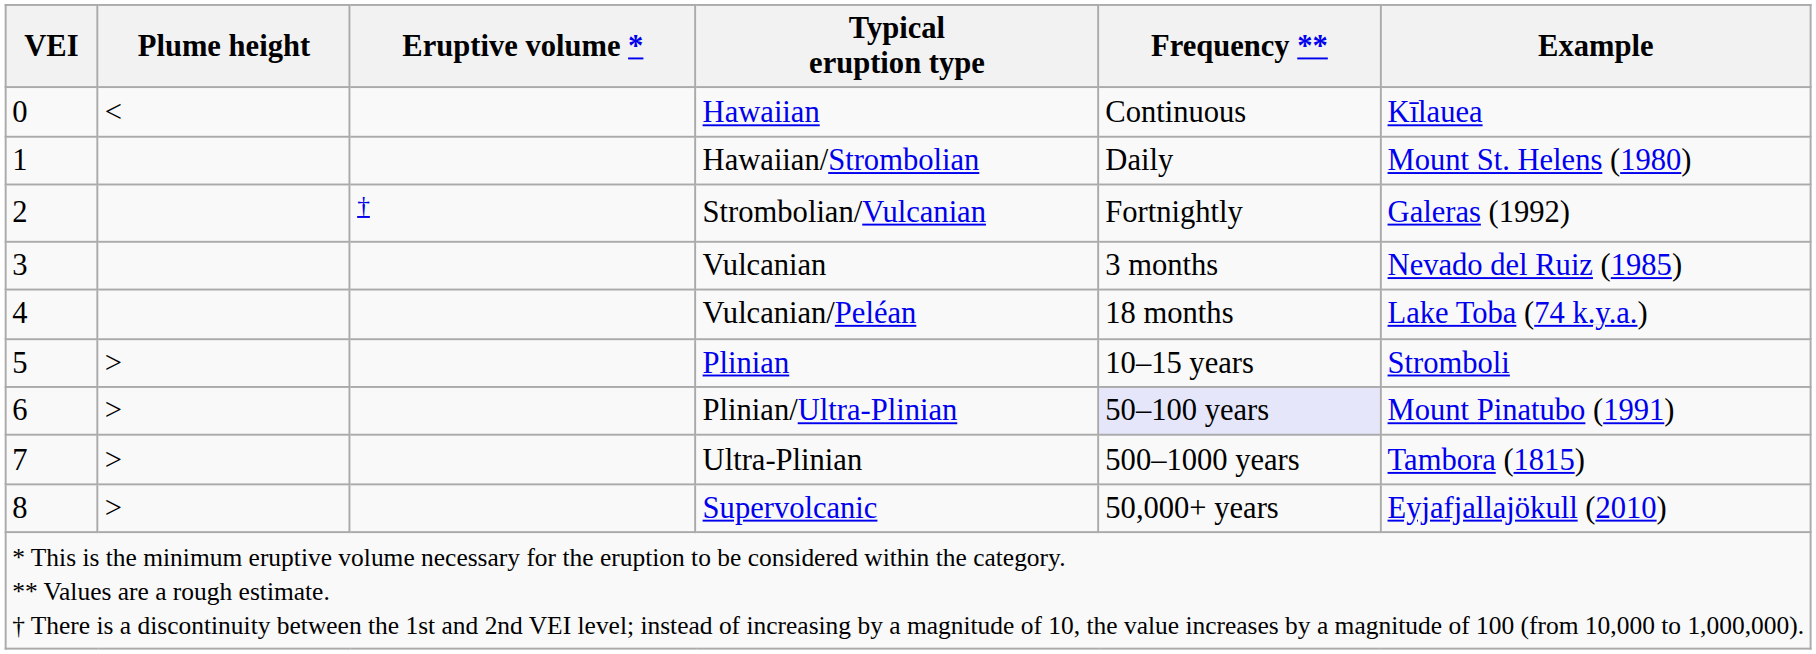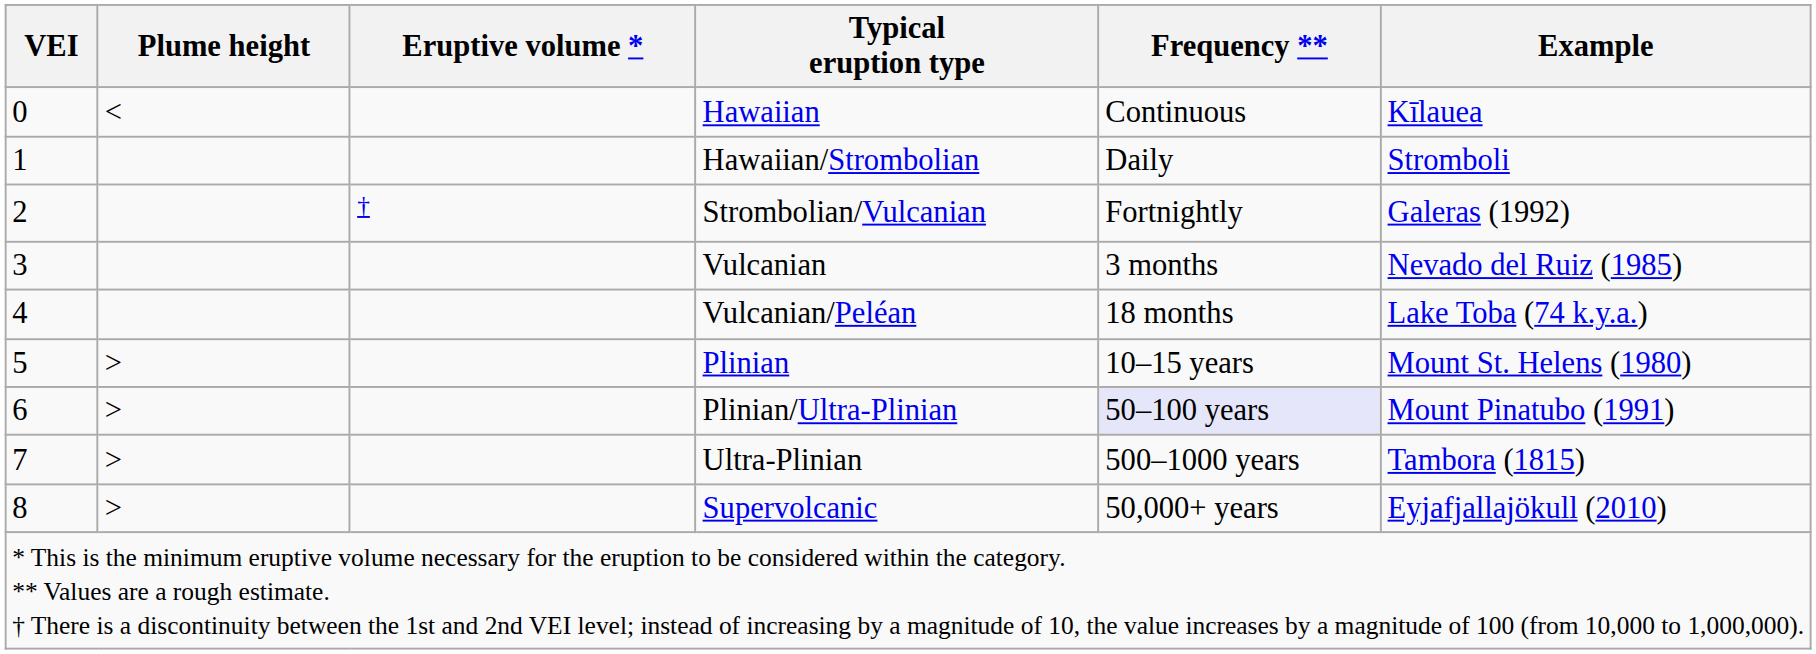(1540, 160) Mount St. Helens (1980) -> (1449, 160) Stromboli
(1449, 362) Stromboli -> (1540, 362) Mount St. Helens (1980)
